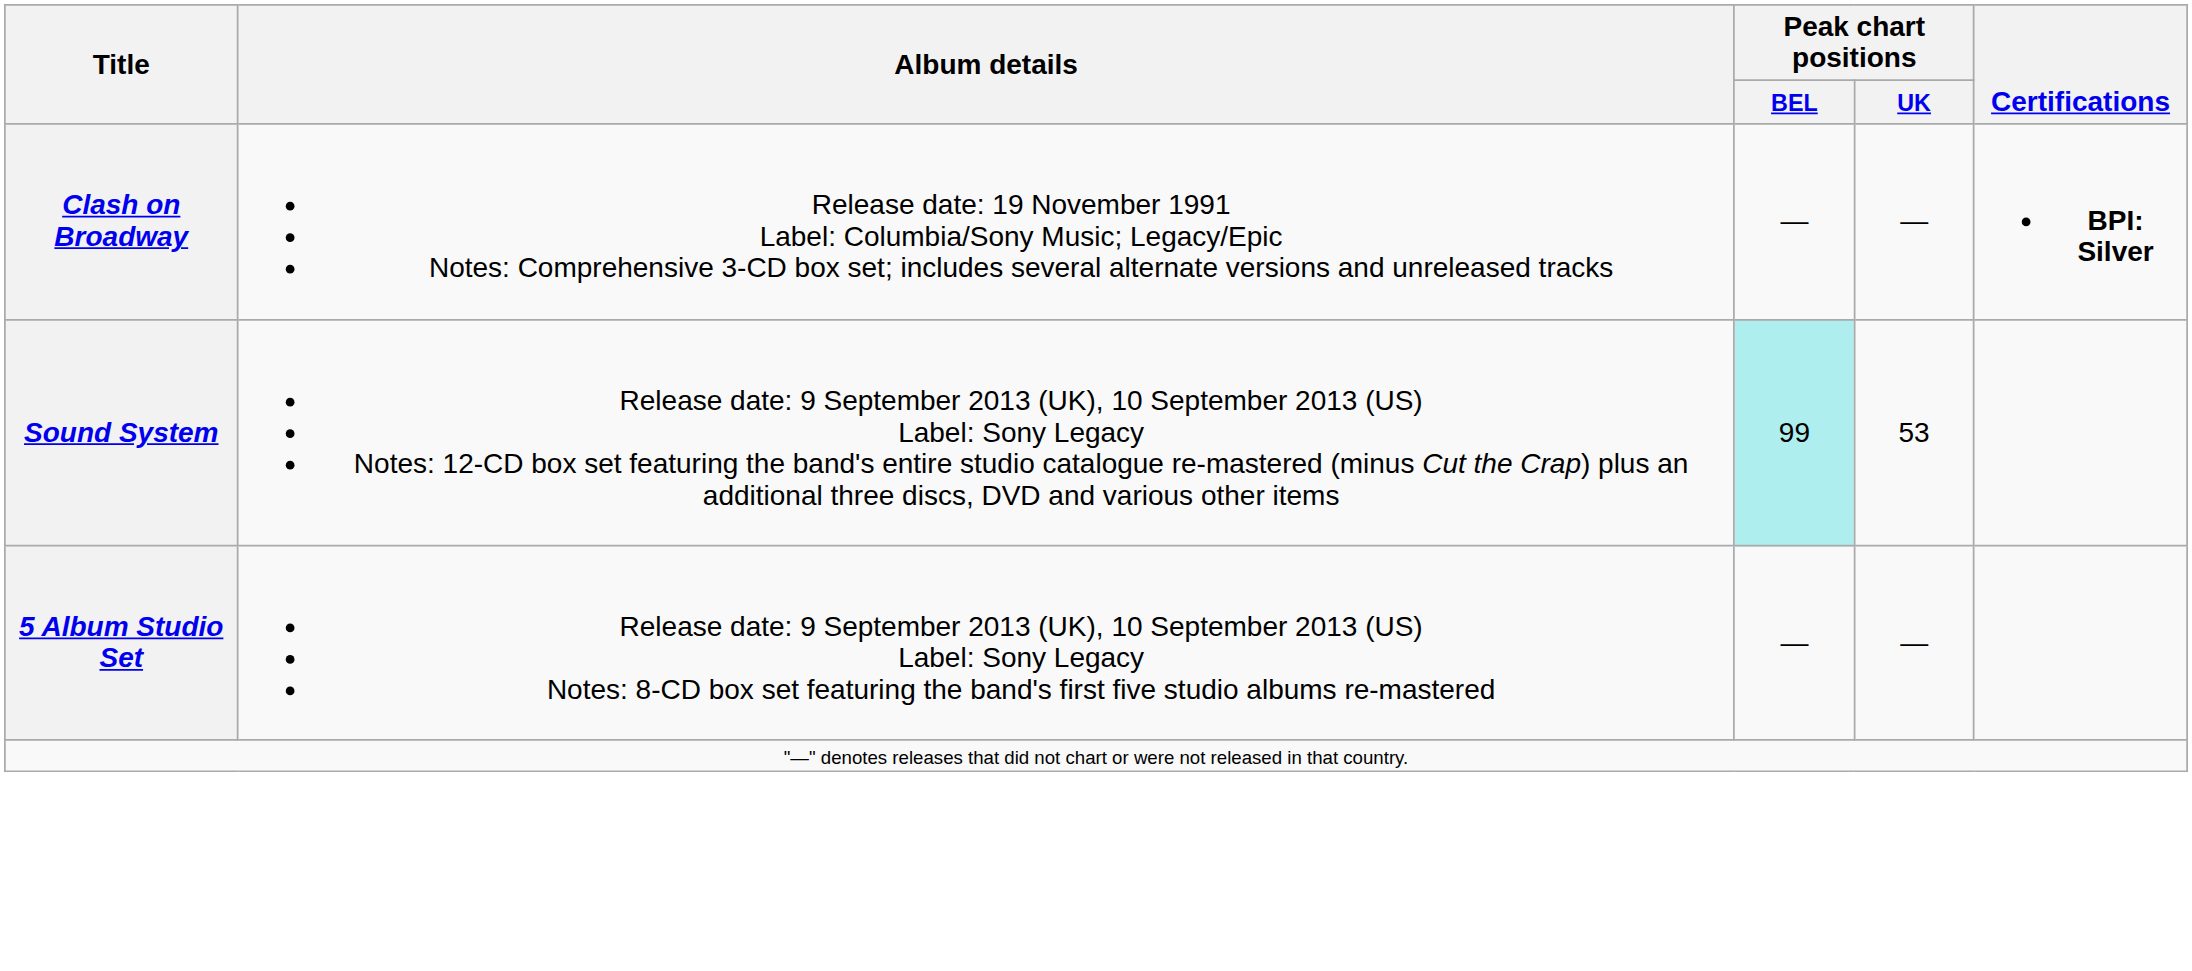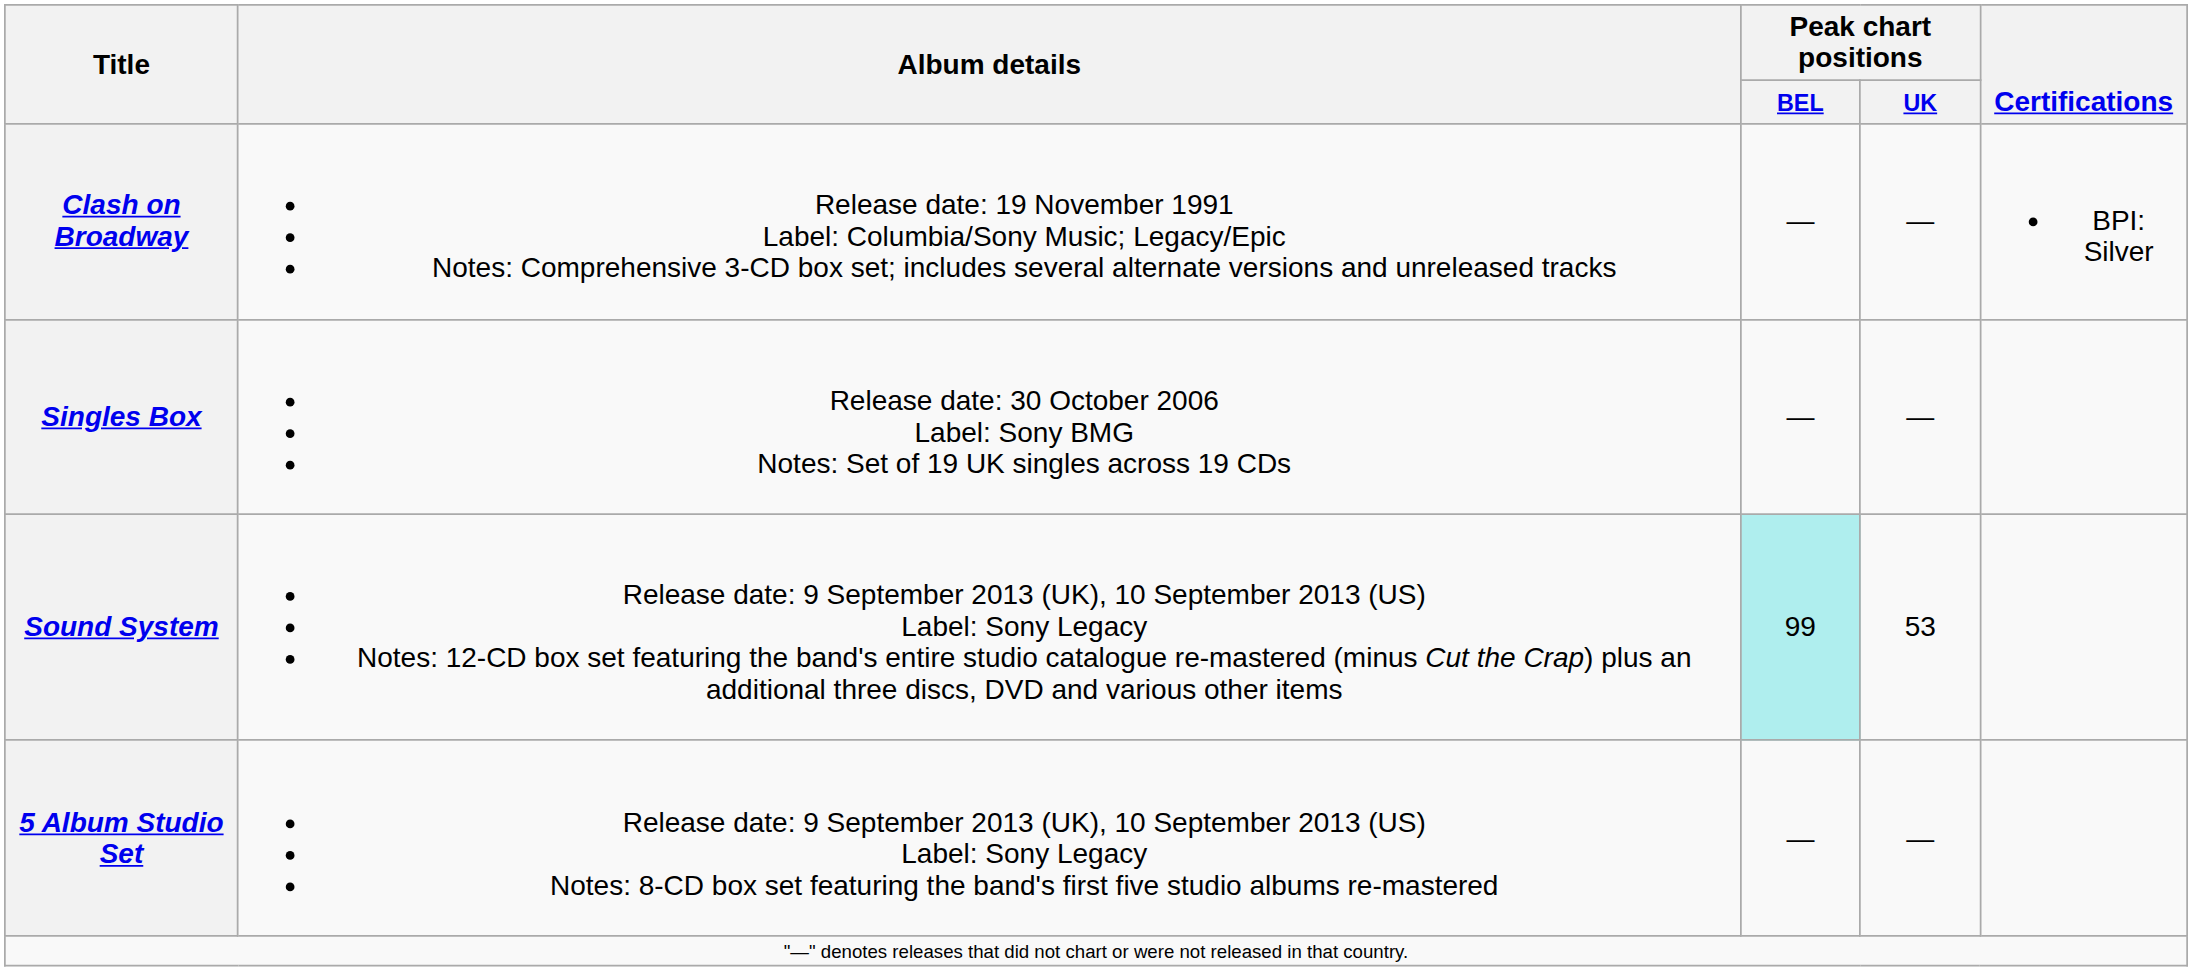(2081, 238) bold -> (2084, 238) normal
+ row: (121, 416)
